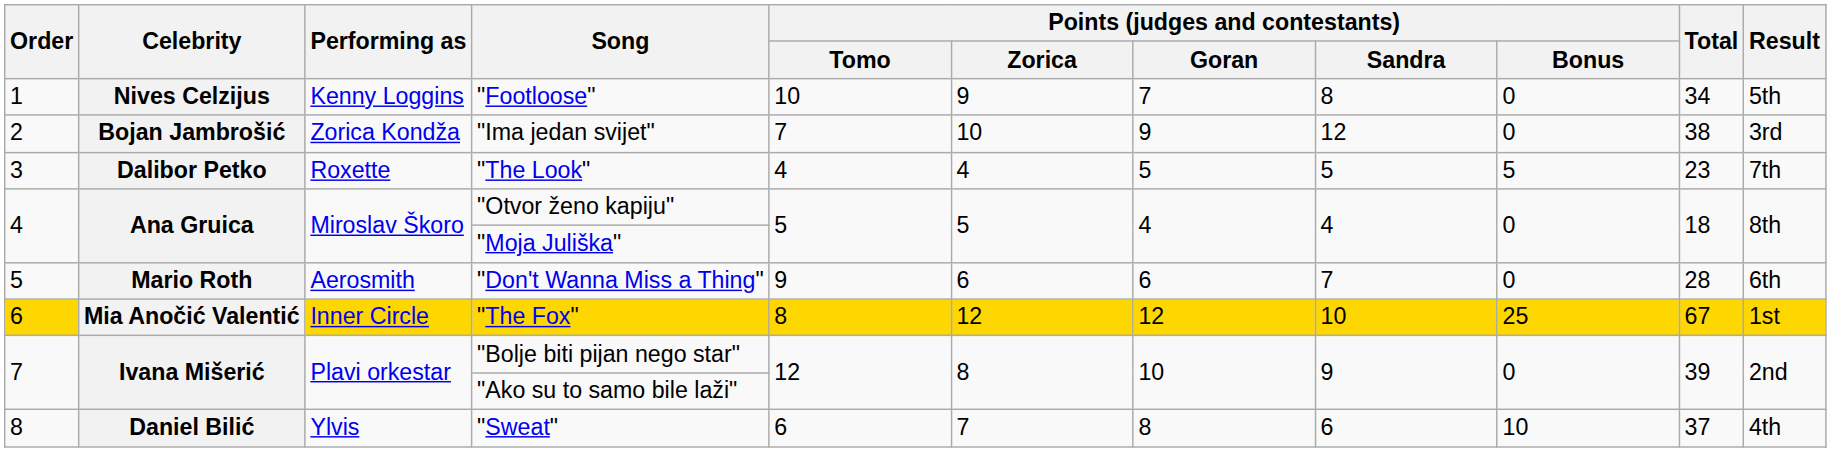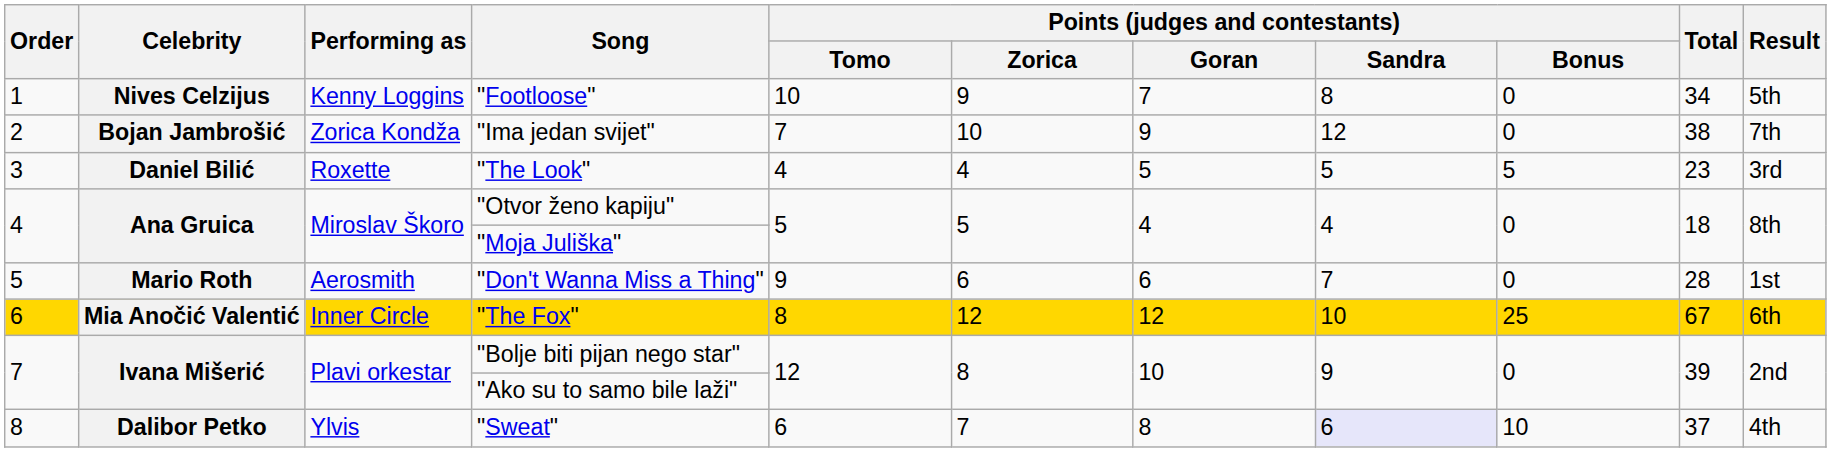(1766, 133) 3rd -> (1765, 133) 7th
(192, 170) Dalibor Petko -> (192, 170) Daniel Bilić
(1765, 170) 7th -> (1766, 170) 3rd
(1765, 280) 6th -> (1764, 280) 1st
(1764, 317) 1st -> (1765, 317) 6th
(192, 427) Daniel Bilić -> (192, 427) Dalibor Petko
(1327, 427) no background -> (1327, 427) lavender background
